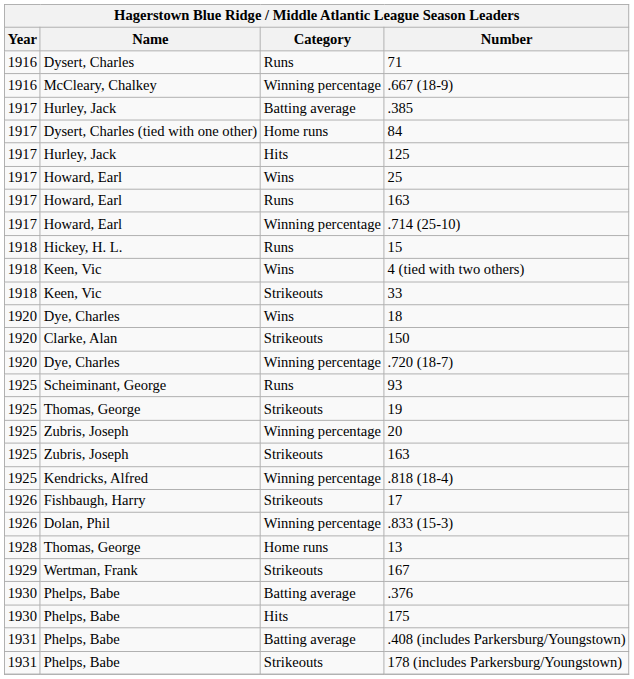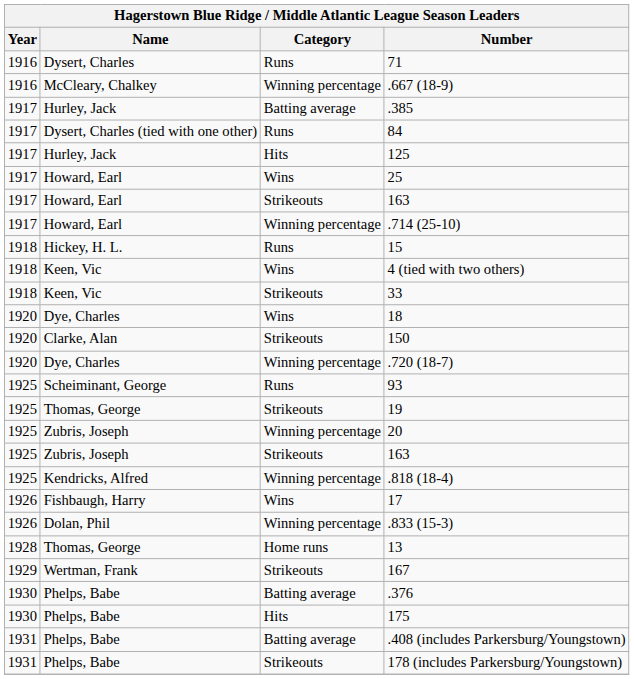(296, 131) Home runs -> (279, 131) Runs
(279, 200) Runs -> (293, 200) Strikeouts
(293, 500) Strikeouts -> (279, 500) Wins
